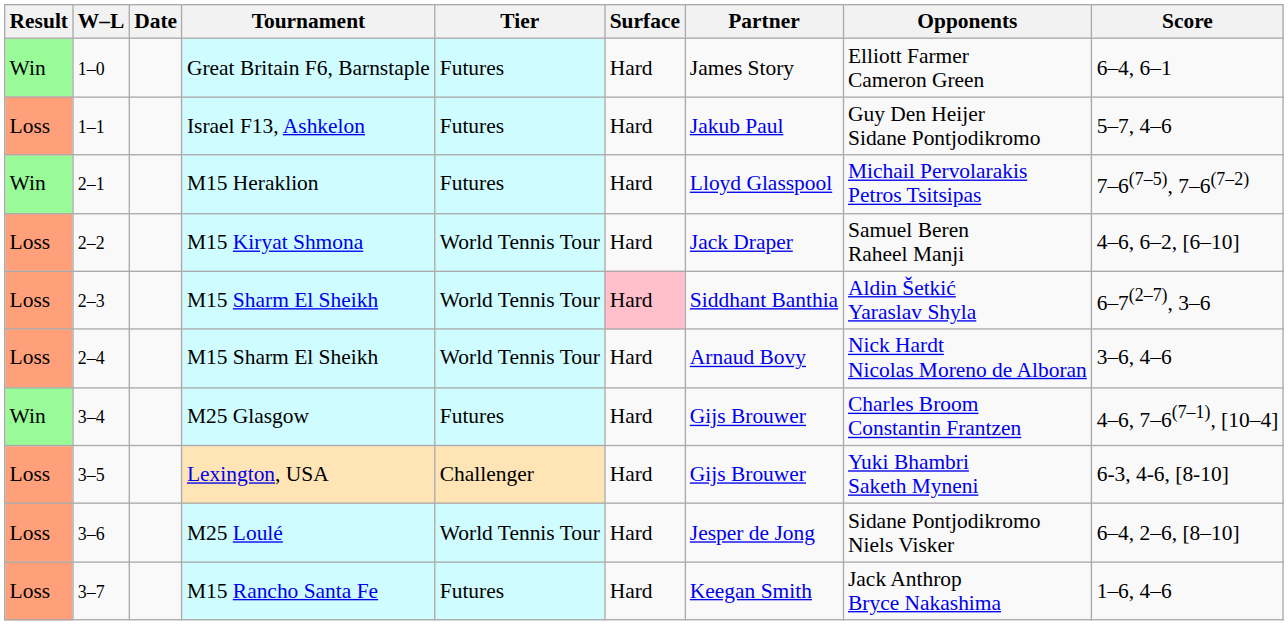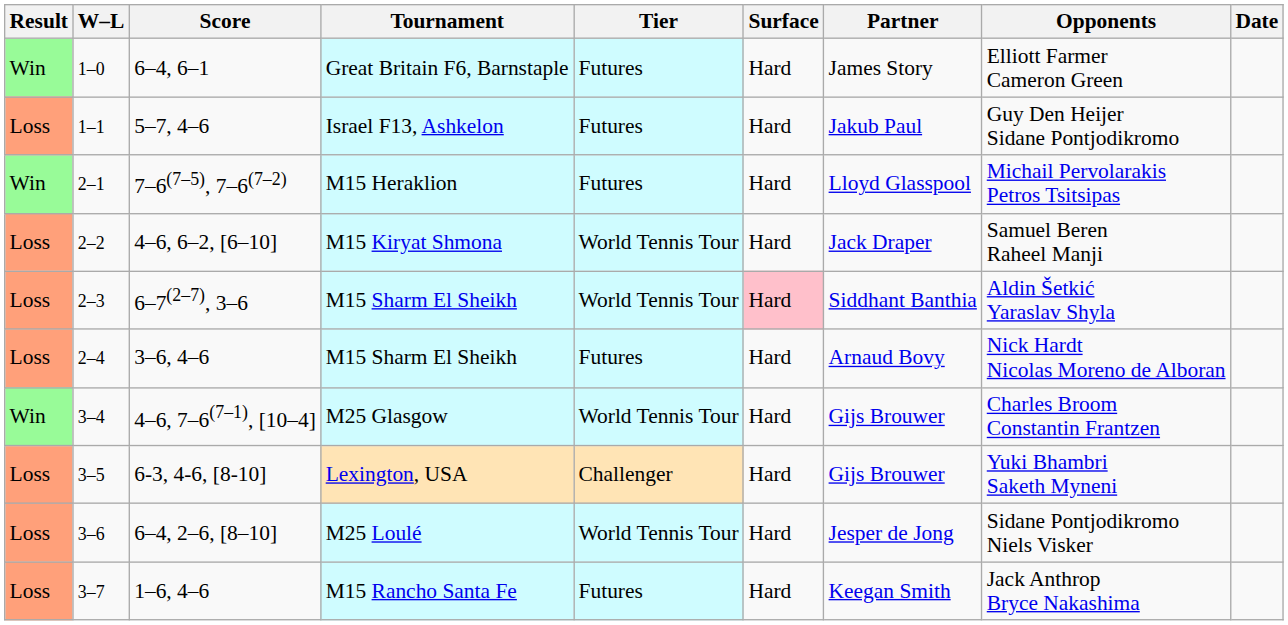columns swapped: (156, 21) <-> (1187, 21)
(520, 358) World Tennis Tour -> (611, 358) Futures
(472, 416) Futures -> (659, 416) World Tennis Tour
